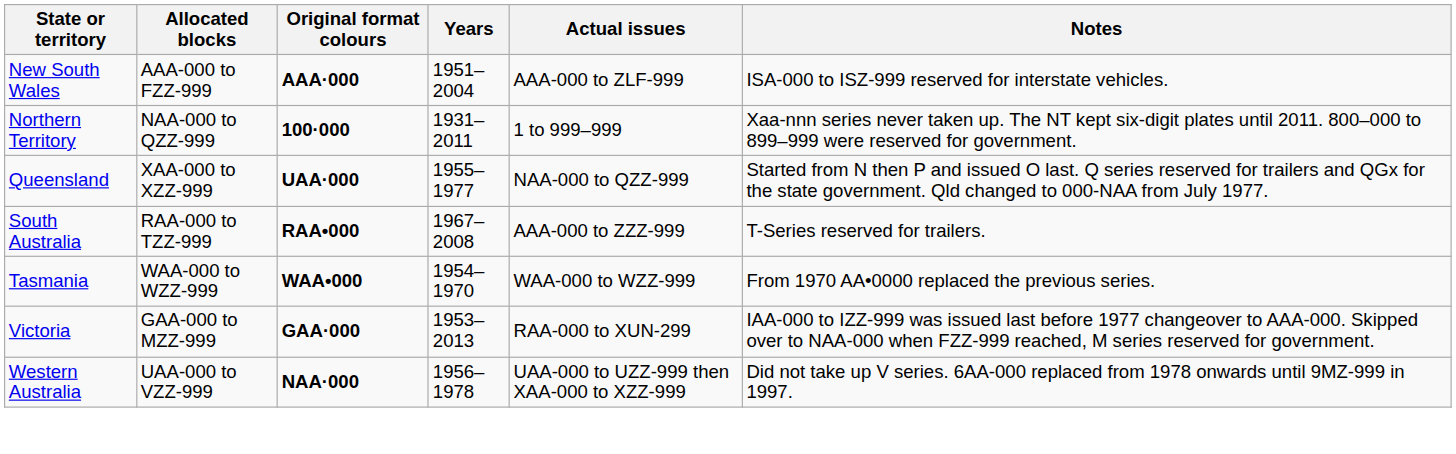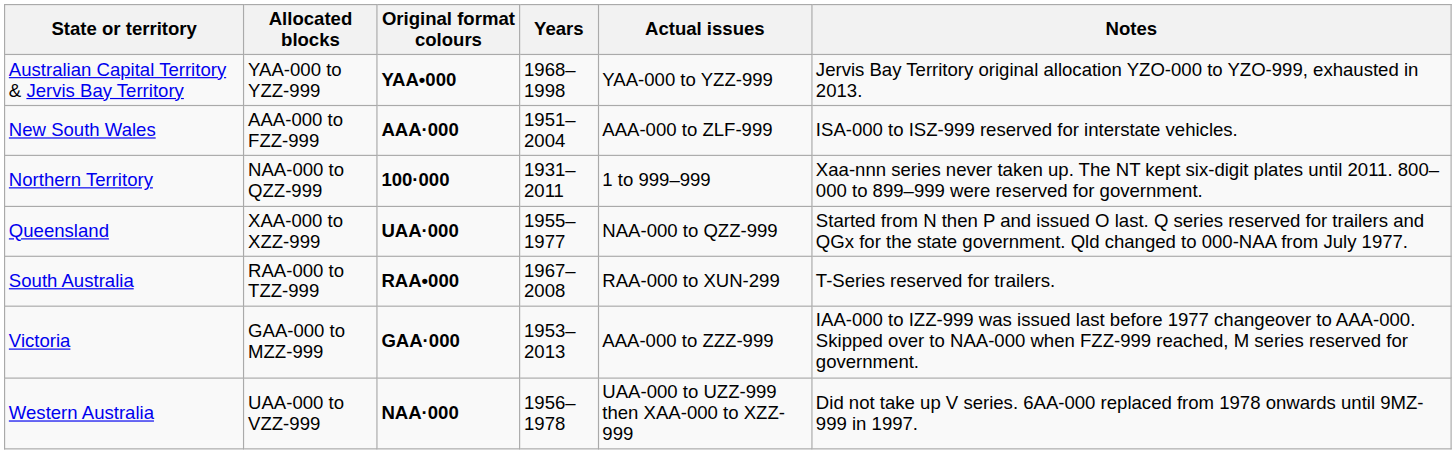+ row: (118, 79)
(599, 230) AAA-000 to ZZZ-999 -> (691, 281) RAA-000 to XUN-299
- row: (49, 281)
(602, 331) RAA-000 to XUN-299 -> (688, 341) AAA-000 to ZZZ-999
